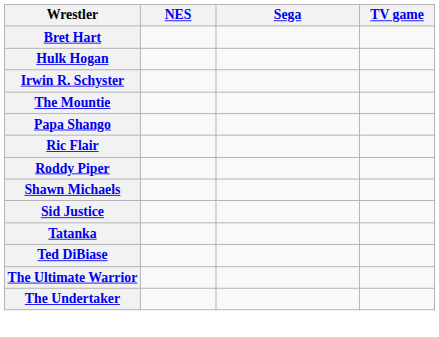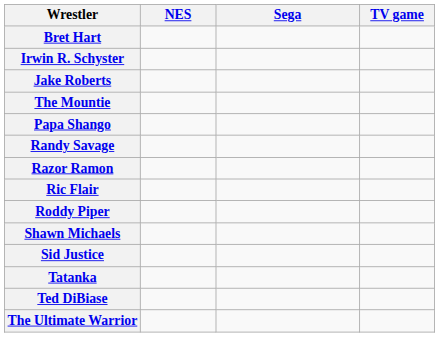- row: (72, 59)
+ row: (72, 80)
+ row: (72, 146)
+ row: (72, 168)
- row: (72, 299)
